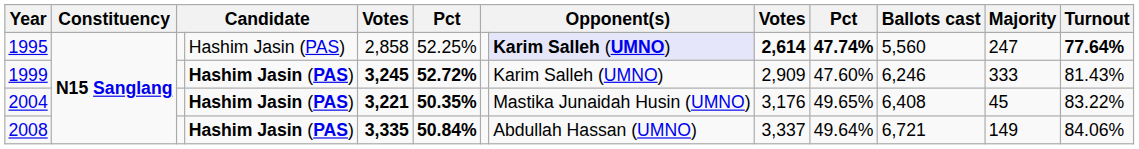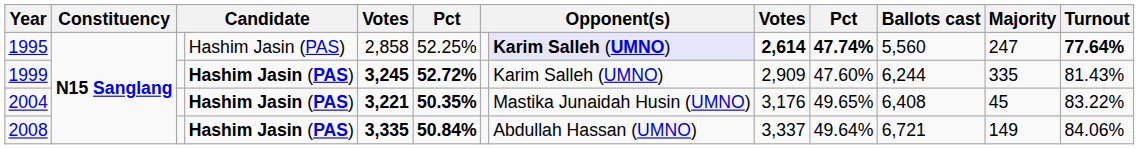(904, 74) 6,246 -> (904, 74) 6,244
(1003, 74) 333 -> (1003, 74) 335
